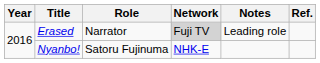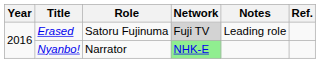(106, 31) Narrator -> (127, 31) Satoru Fujinuma
(127, 49) Satoru Fujinuma -> (106, 49) Narrator
(191, 49) no background -> (191, 49) lightgreen background
